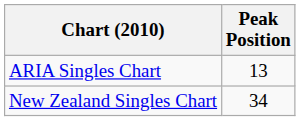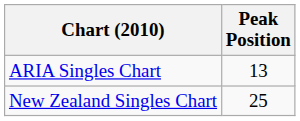(258, 100) 34 -> (258, 100) 25
